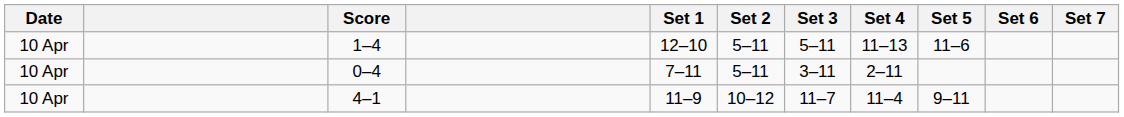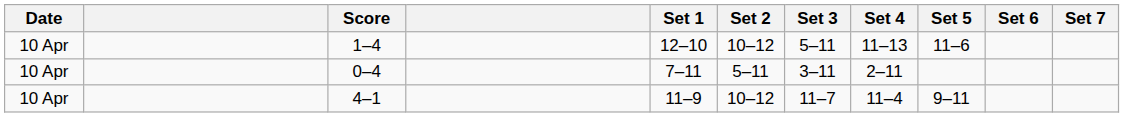(750, 45) 5–11 -> (750, 45) 10–12
